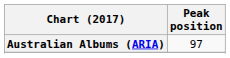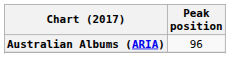(196, 44) 97 -> (196, 44) 96
